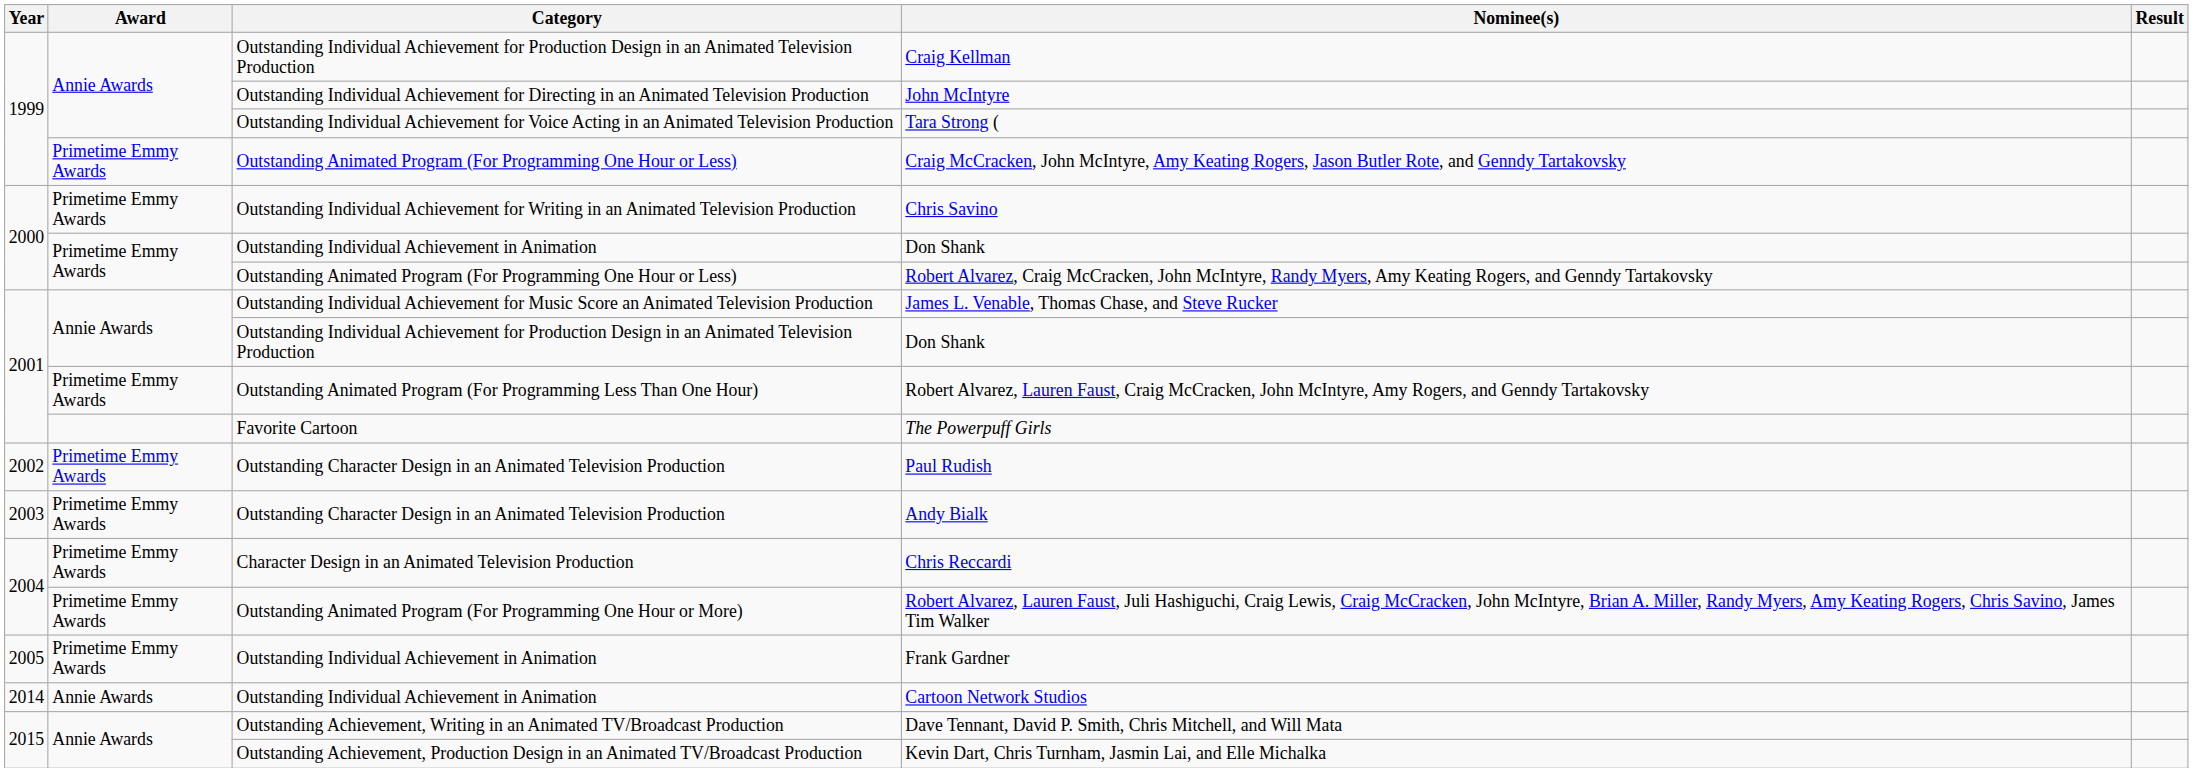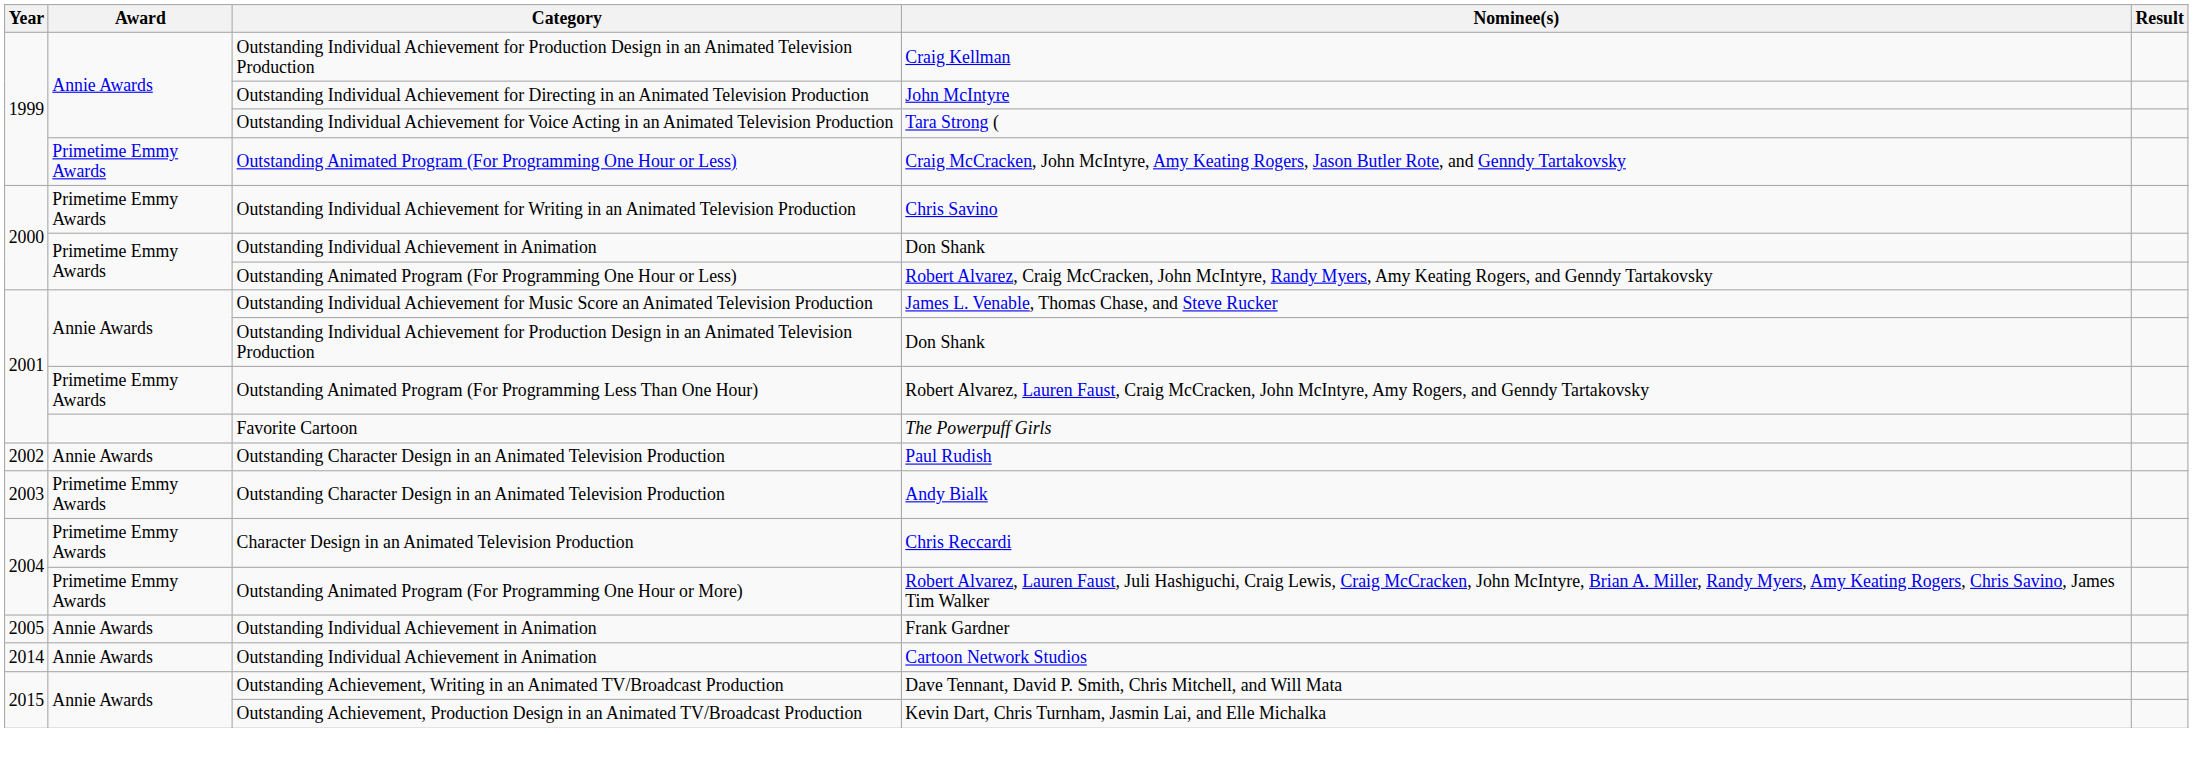(115, 466) Primetime Emmy Awards -> (103, 456) Annie Awards
(115, 659) Primetime Emmy Awards -> (103, 629) Annie Awards
